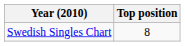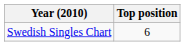(147, 31) 8 -> (147, 31) 6
